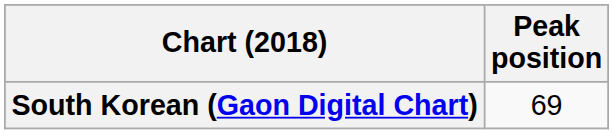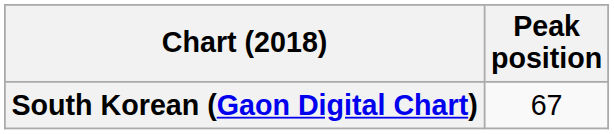(547, 104) 69 -> (547, 104) 67
